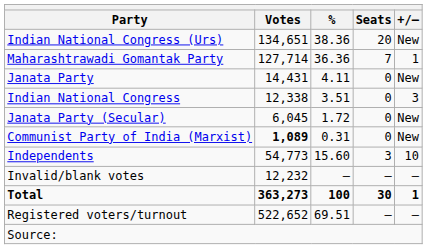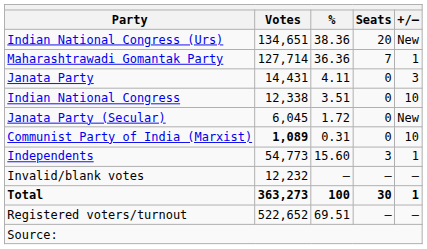(408, 78) New -> (415, 78) 3
(415, 98) 3 -> (412, 98) 10
(408, 137) New -> (412, 137) 10
(412, 156) 10 -> (415, 156) 1
